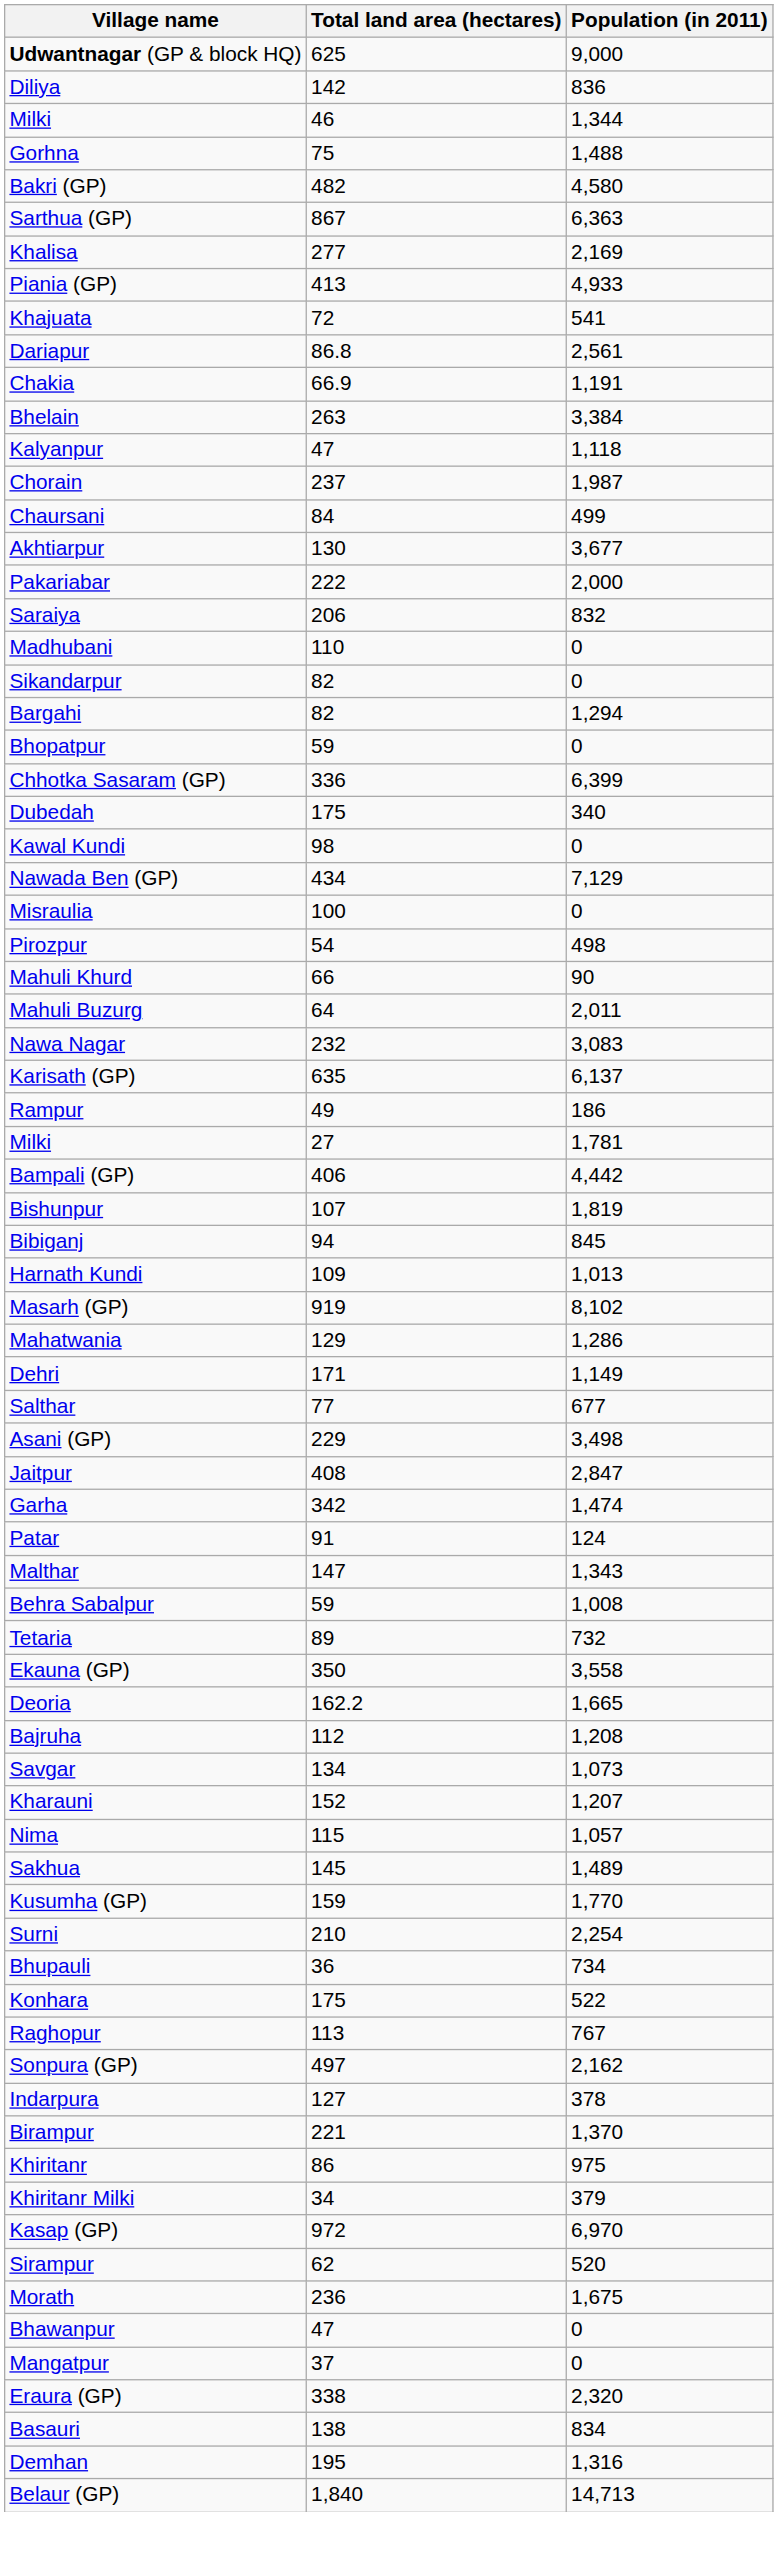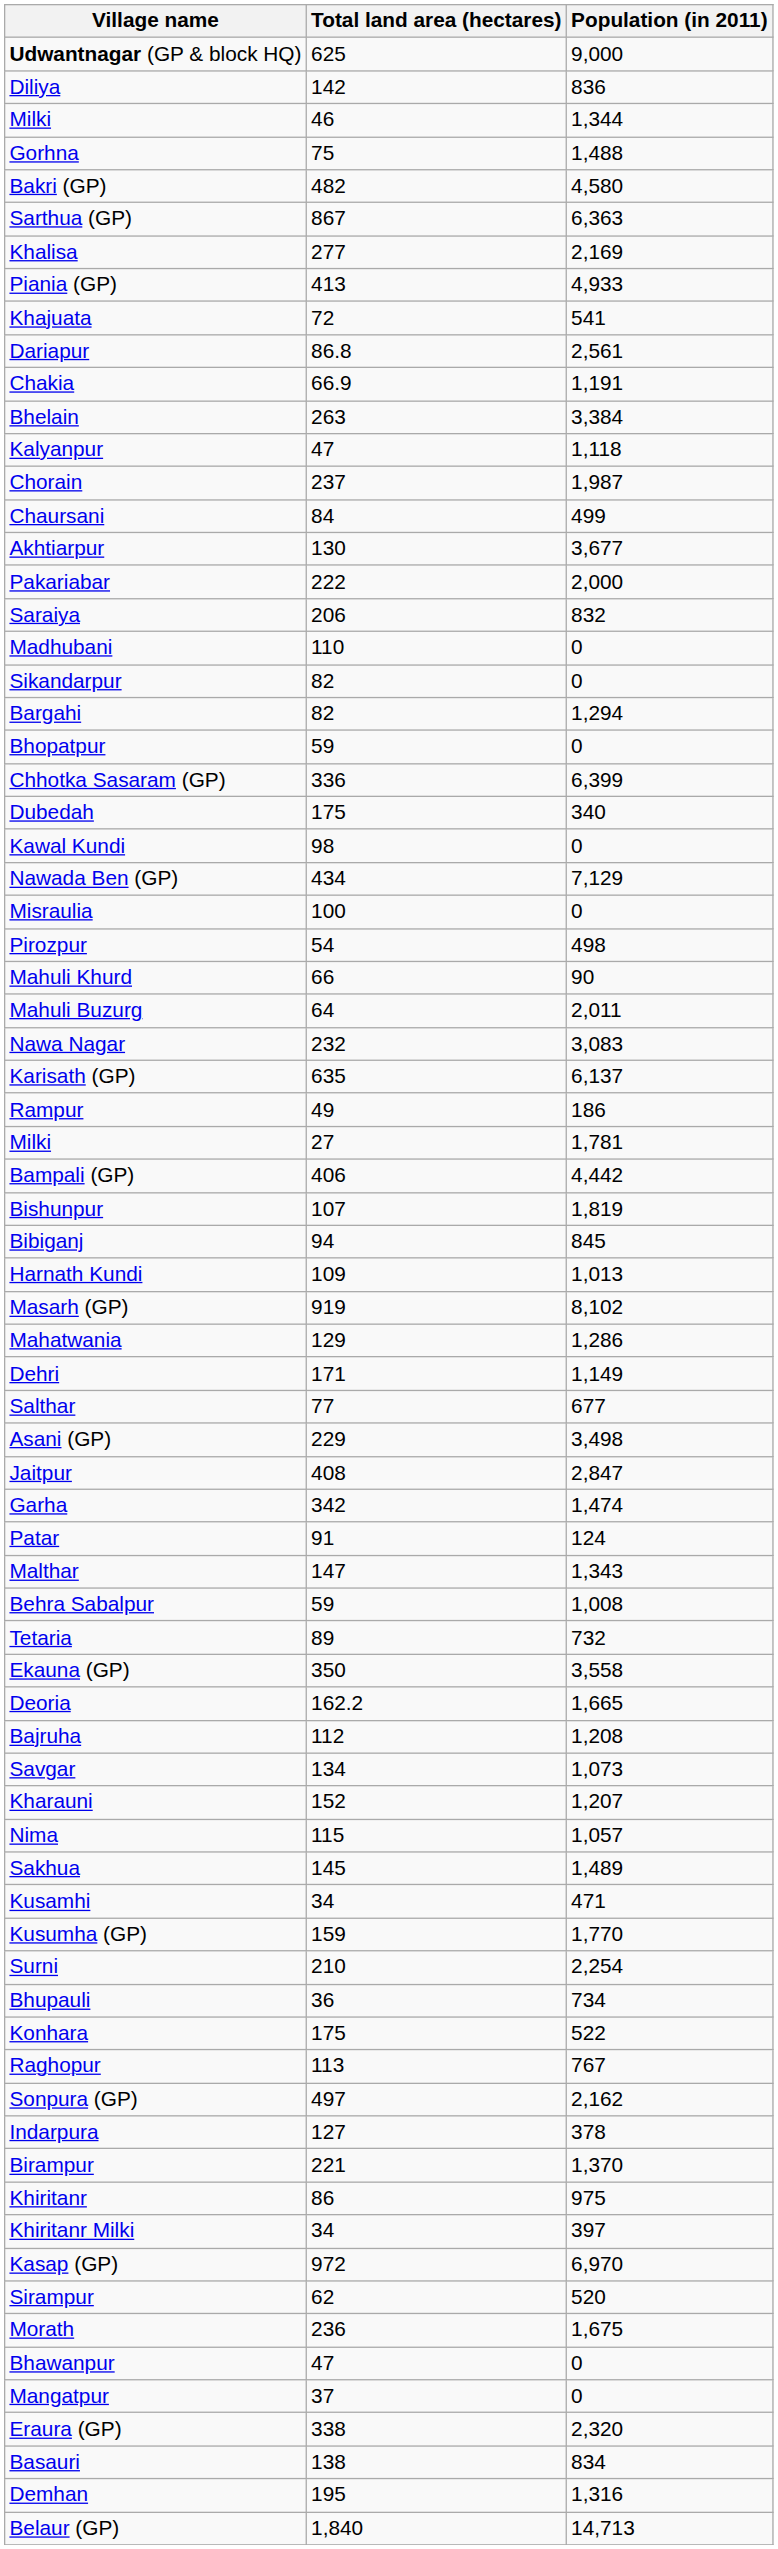+ row: (50, 1901)
(588, 2198) 379 -> (588, 2231) 397
